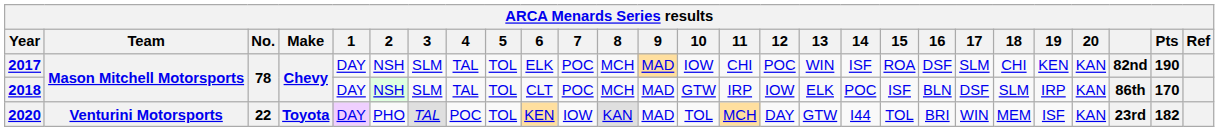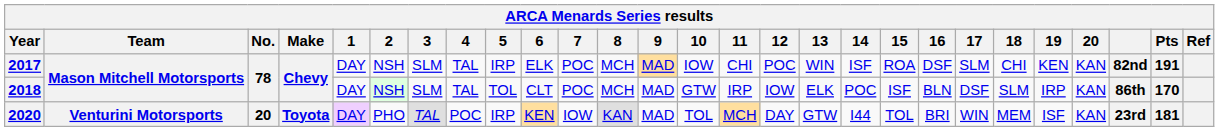(503, 65) TOL -> (503, 65) IRP
(1167, 65) 190 -> (1167, 65) 191
(263, 114) 22 -> (263, 114) 20
(503, 114) TOL -> (503, 114) IRP
(1167, 114) 182 -> (1167, 114) 181
